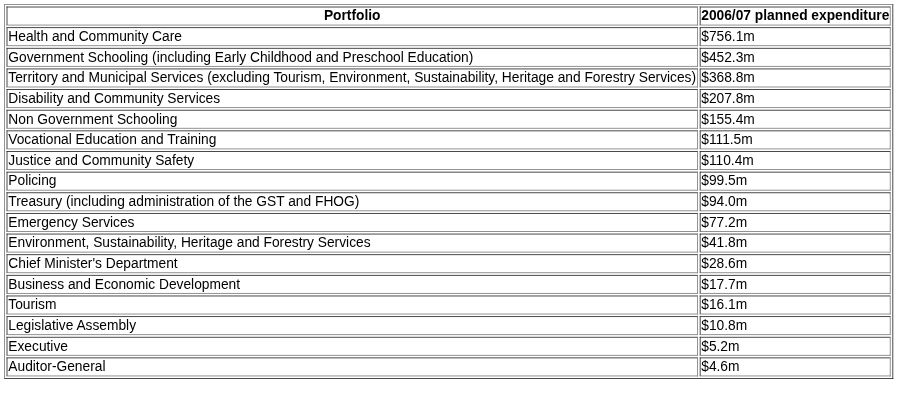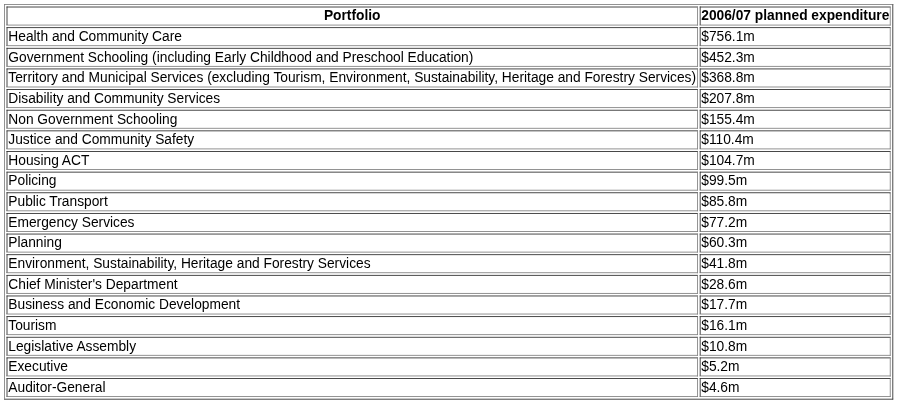- row: (112, 139)
+ row: (49, 160)
- row: (184, 201)
+ row: (58, 201)
+ row: (35, 243)
